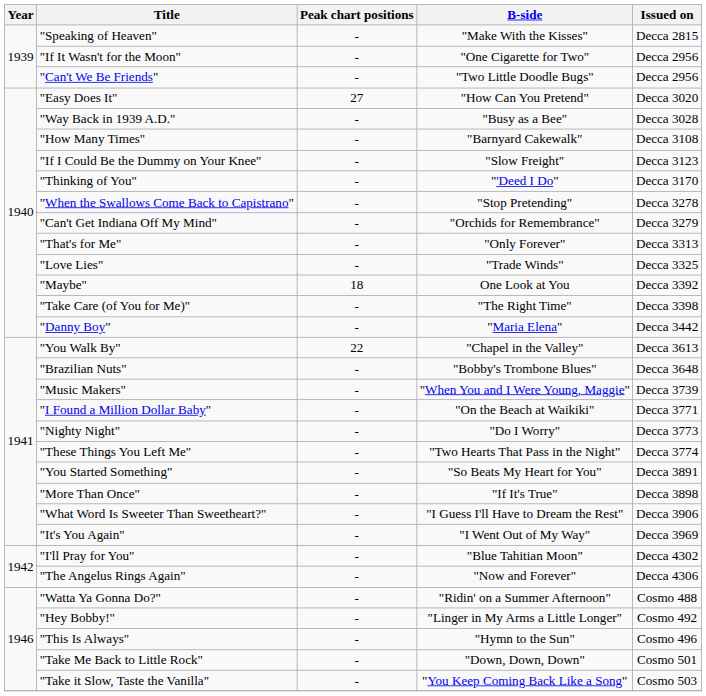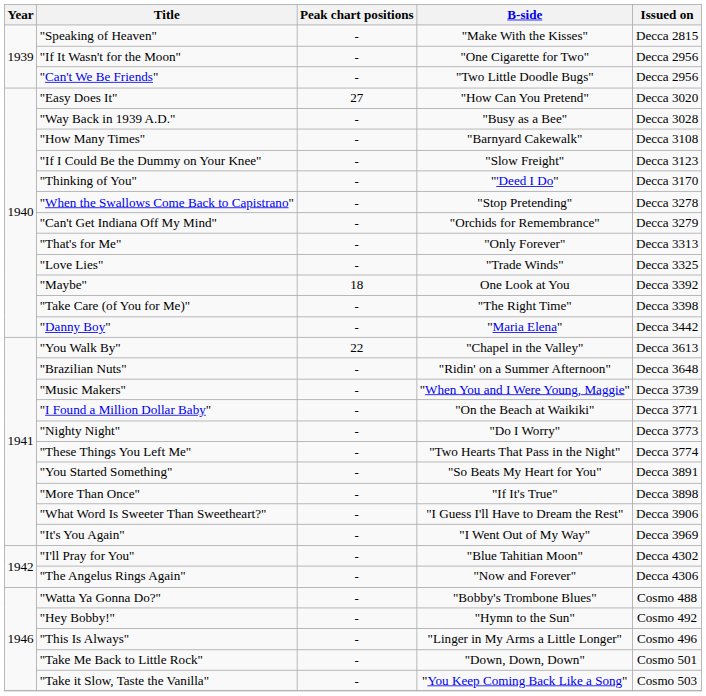(525, 368) "Bobby's Trombone Blues" -> (525, 368) "Ridin' on a Summer Afternoon"
(525, 597) "Ridin' on a Summer Afternoon" -> (525, 597) "Bobby's Trombone Blues"
(525, 618) "Linger in My Arms a Little Longer" -> (525, 618) "Hymn to the Sun"
(525, 639) "Hymn to the Sun" -> (525, 639) "Linger in My Arms a Little Longer"
